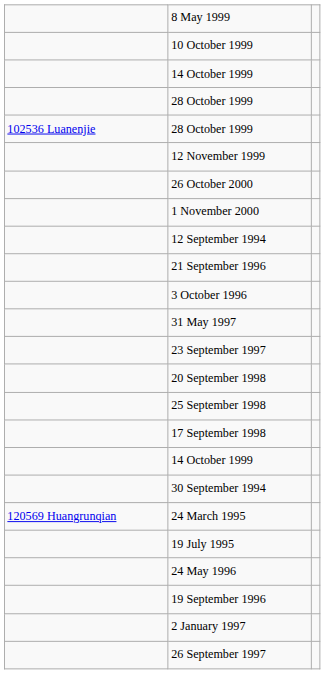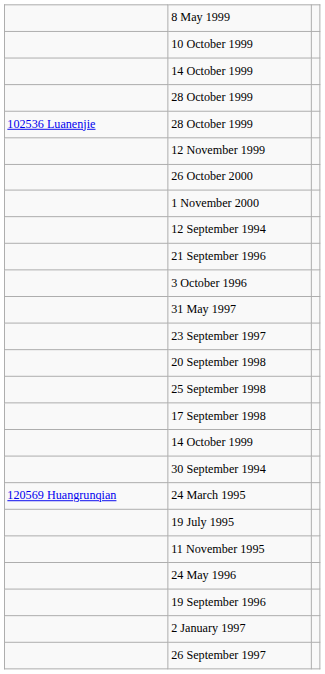+ row: (86, 549)
